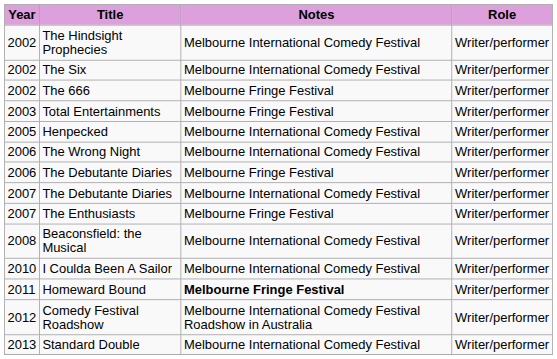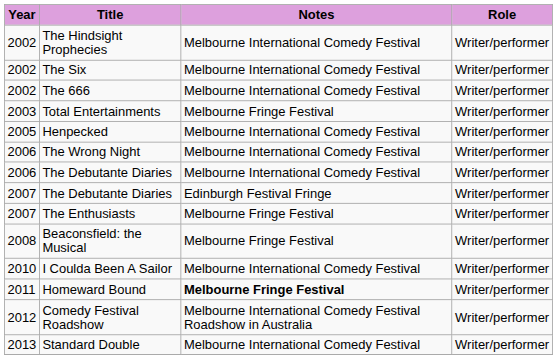(259, 91) Melbourne Fringe Festival -> (302, 91) Melbourne International Comedy Festival
(259, 173) Melbourne Fringe Festival -> (302, 173) Melbourne International Comedy Festival
(302, 193) Melbourne International Comedy Festival -> (258, 193) Edinburgh Festival Fringe
(302, 241) Melbourne International Comedy Festival -> (259, 241) Melbourne Fringe Festival
